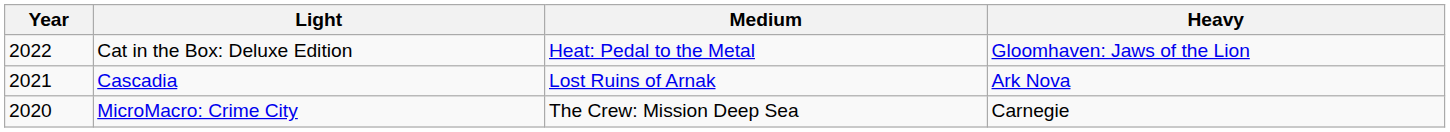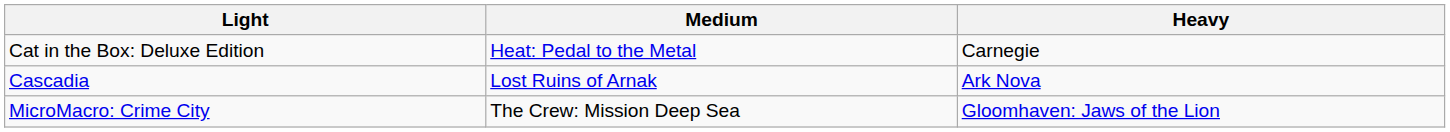- column: (49, 19)
(1121, 50) Gloomhaven: Jaws of the Lion -> (1001, 50) Carnegie
(1030, 111) Carnegie -> (1091, 111) Gloomhaven: Jaws of the Lion
